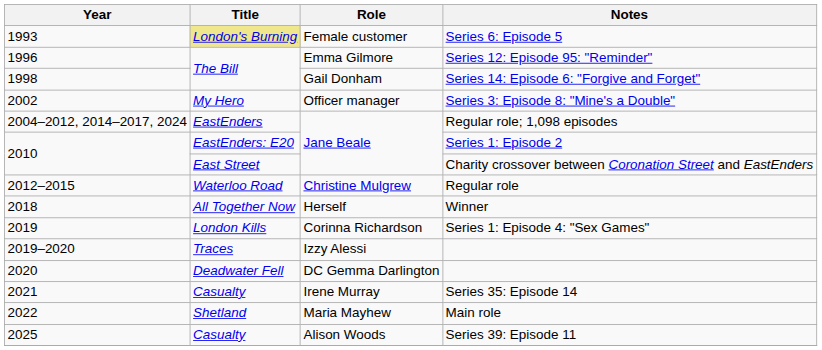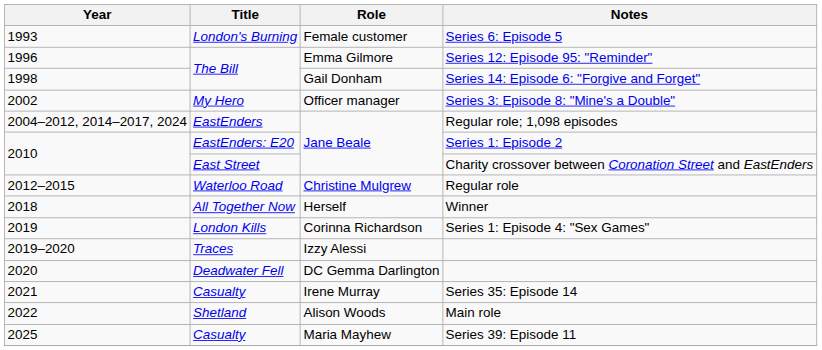(245, 36) khaki background -> (245, 36) no background
(347, 313) Maria Mayhew -> (344, 313) Alison Woods
(344, 334) Alison Woods -> (347, 334) Maria Mayhew
